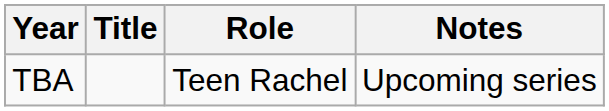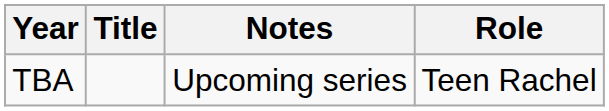columns swapped: (260, 29) <-> (479, 29)
